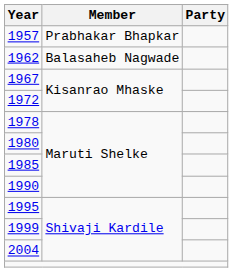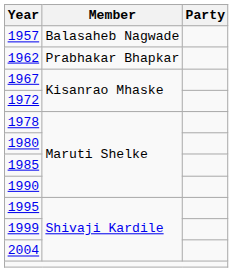(112, 37) Prabhakar Bhapkar -> (112, 37) Balasaheb Nagwade
(112, 58) Balasaheb Nagwade -> (112, 58) Prabhakar Bhapkar
